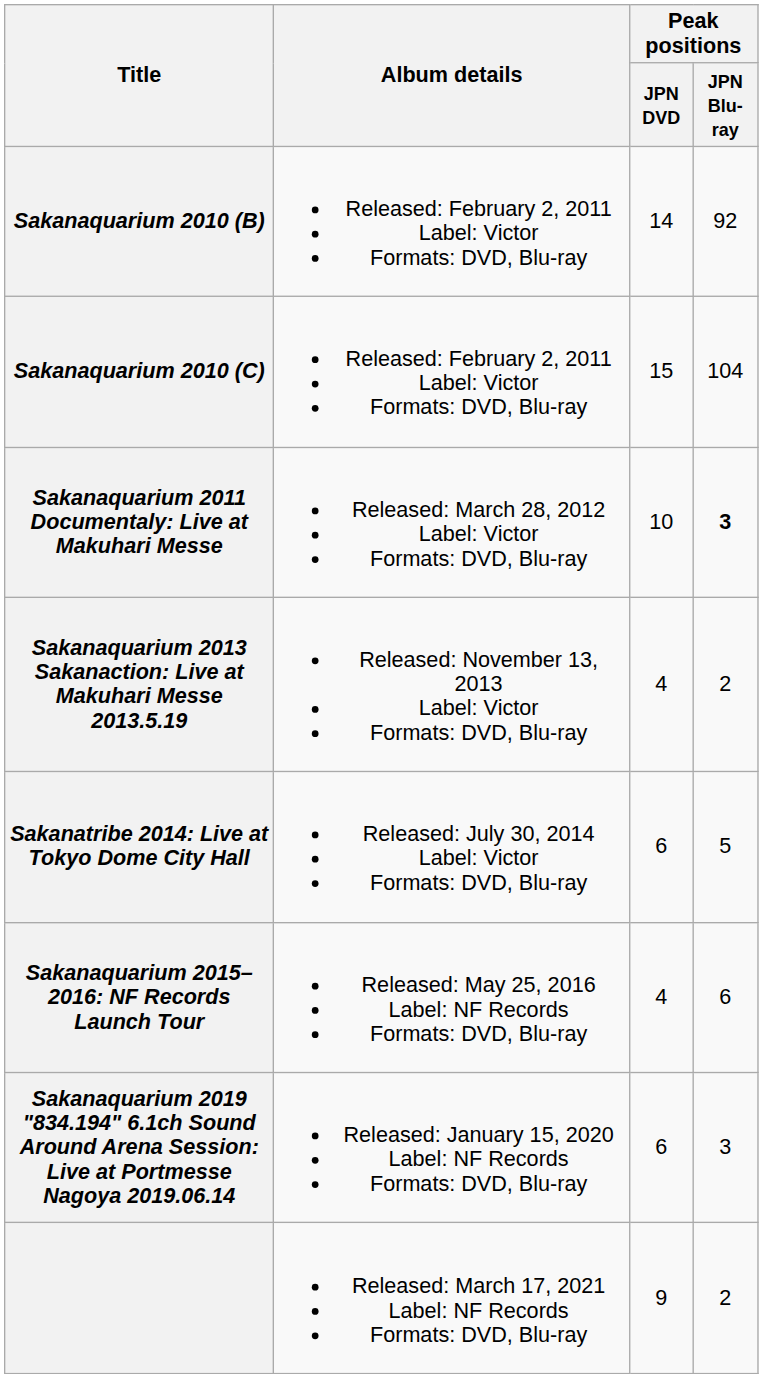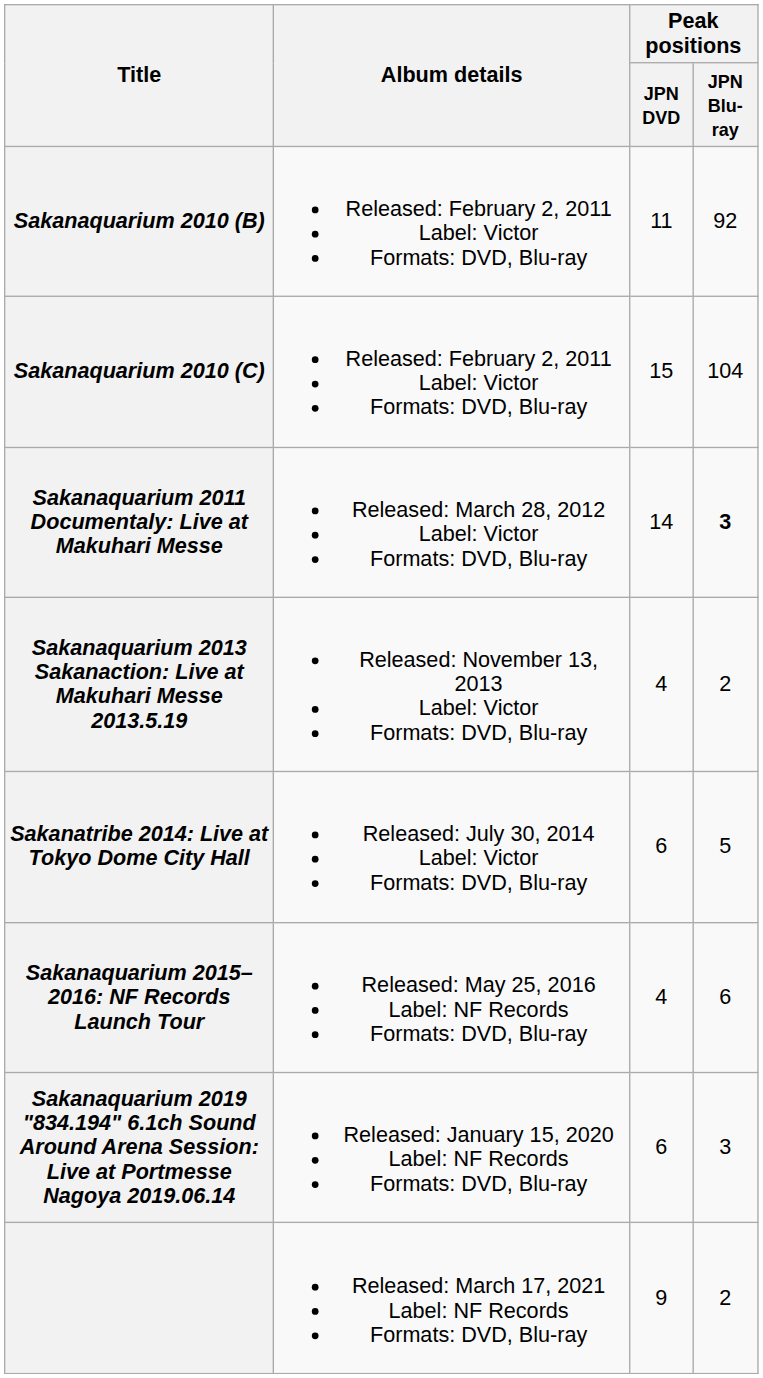(661, 221) 14 -> (661, 221) 11
(661, 521) 10 -> (661, 521) 14
